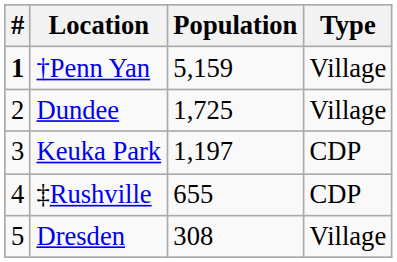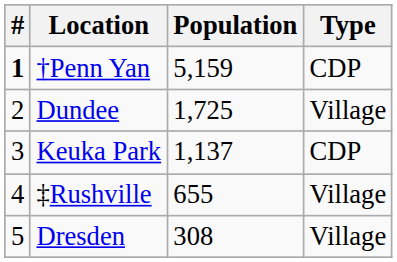(348, 67) Village -> (335, 67) CDP
(203, 151) 1,197 -> (203, 151) 1,137
(335, 194) CDP -> (348, 194) Village
